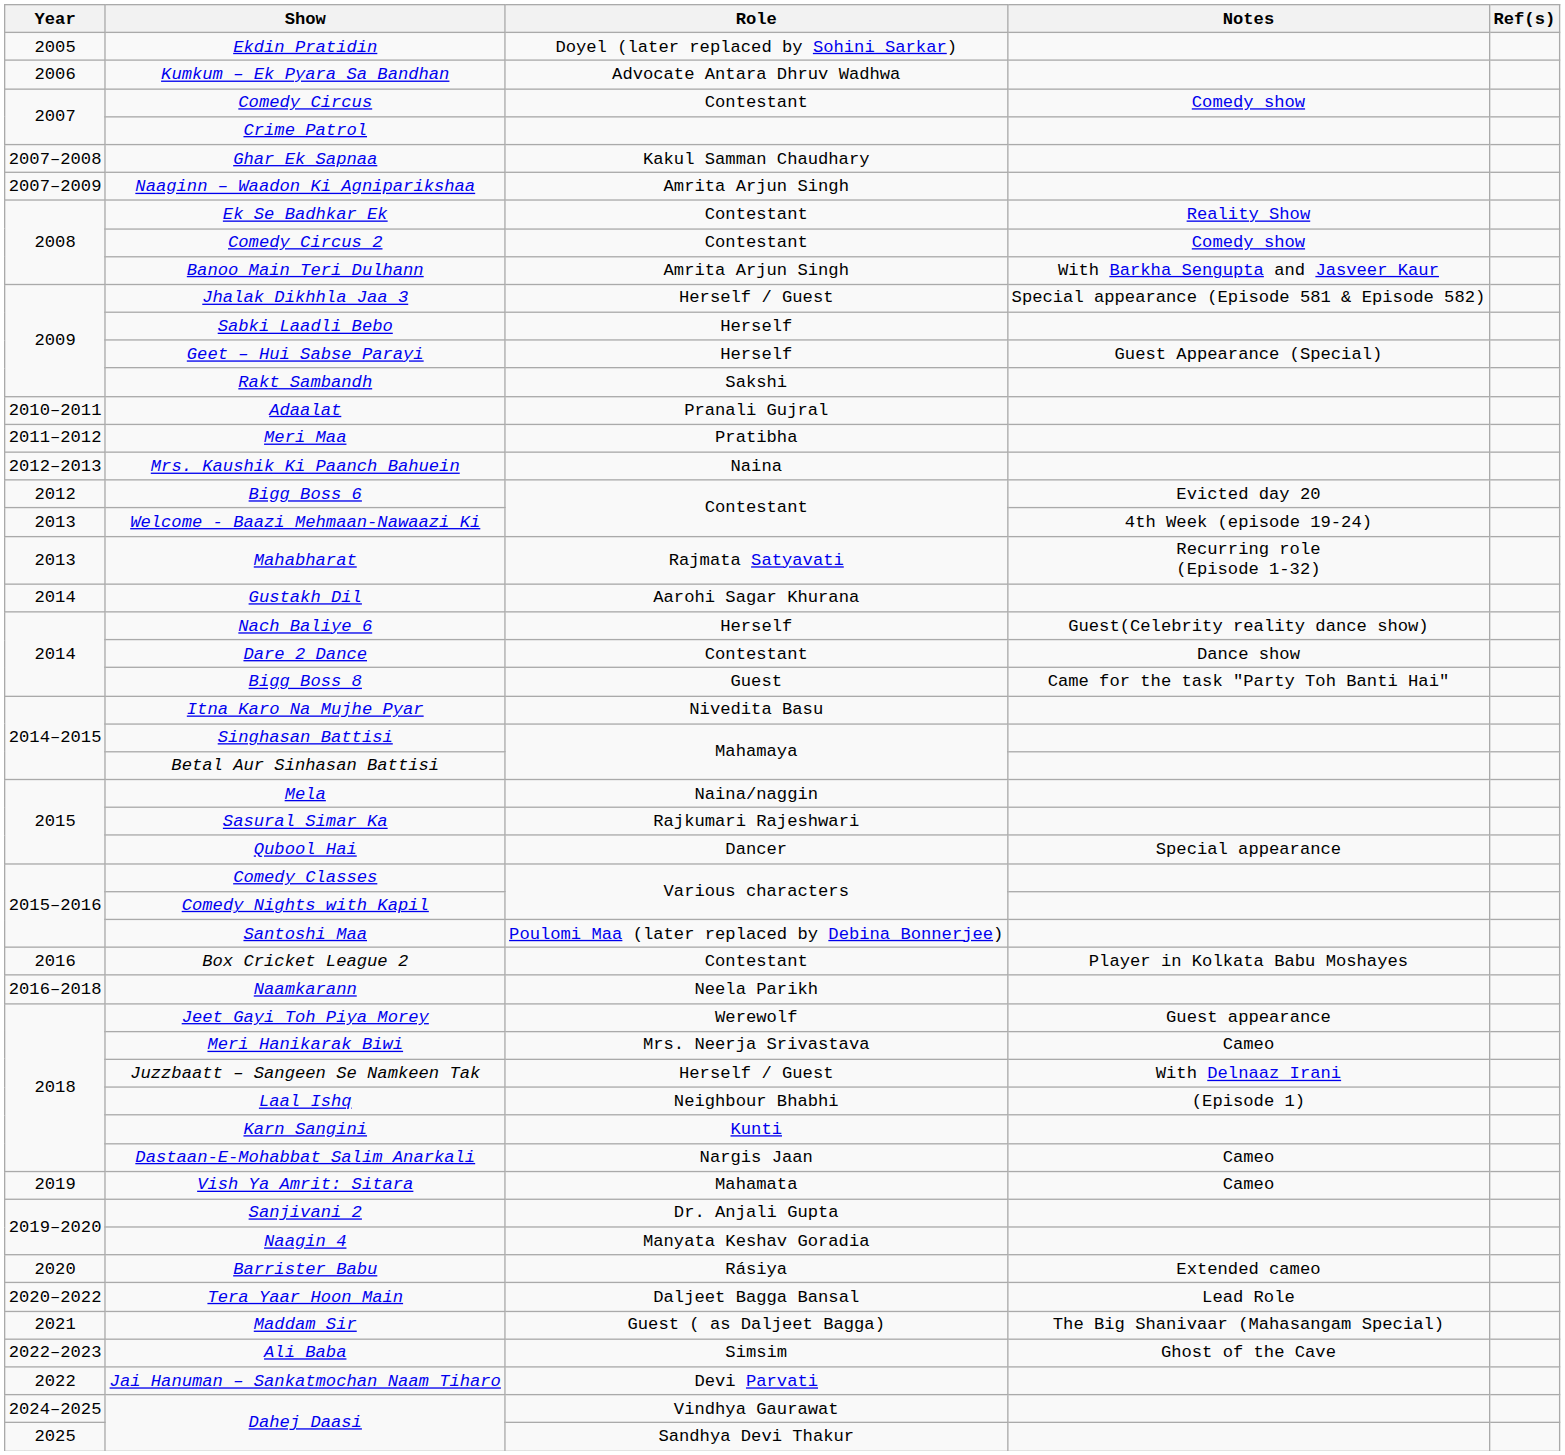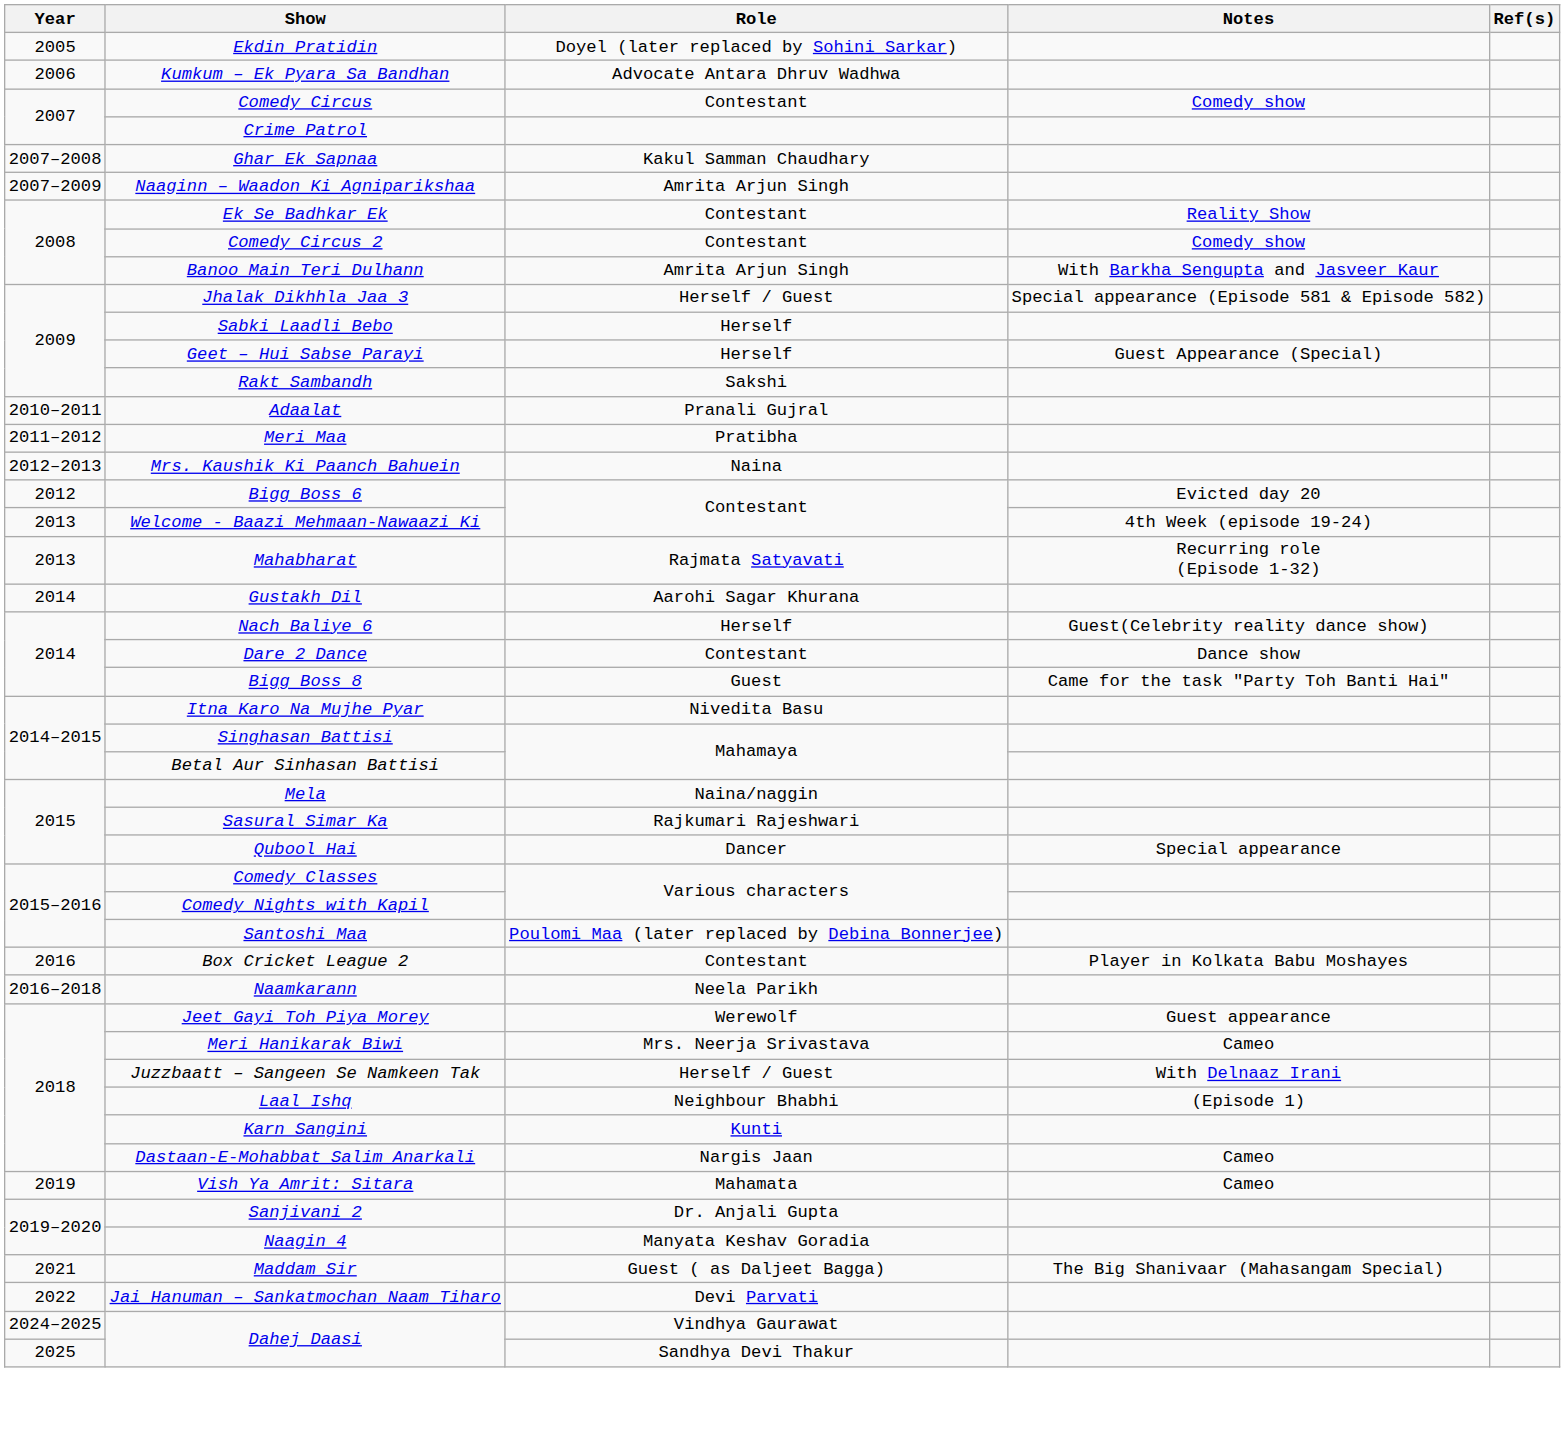- row: (305, 1269)
- row: (305, 1297)
- row: (305, 1353)
